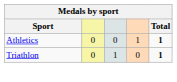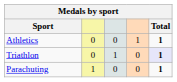(161, 55) no background -> (161, 55) lavender background
+ row: (27, 70)
